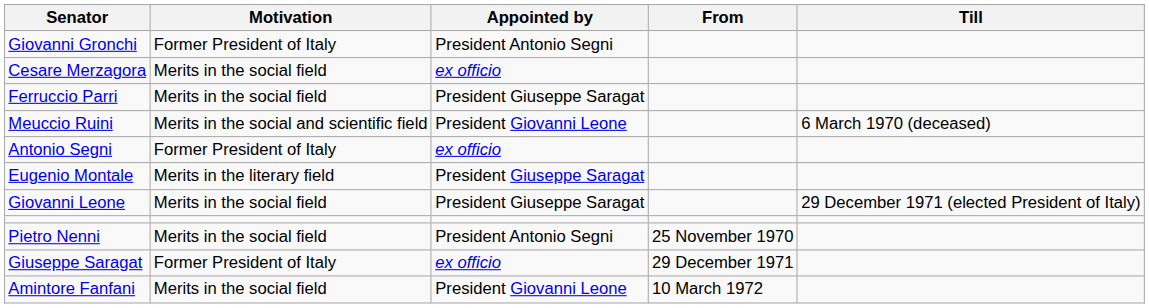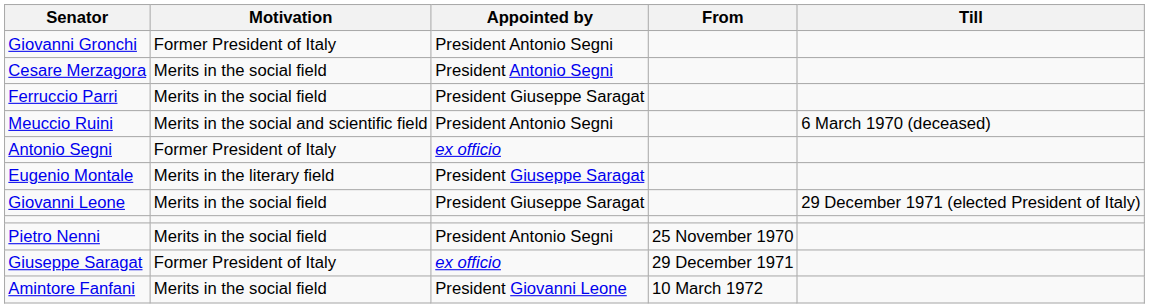(468, 70) ex officio -> (524, 70) President Antonio Segni
(531, 123) President Giovanni Leone -> (524, 123) President Antonio Segni
